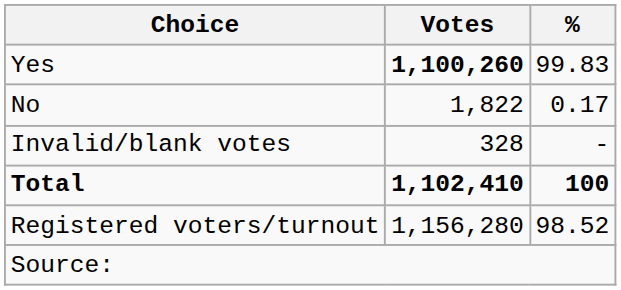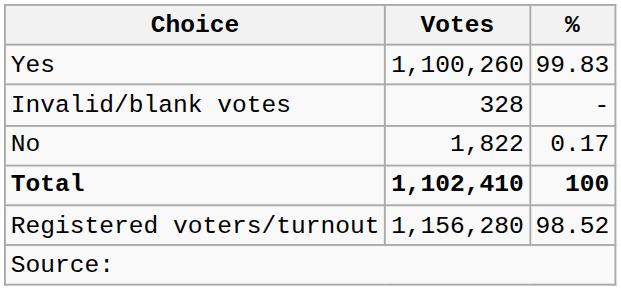(457, 65) bold -> (457, 65) normal
rows swapped: (26, 105) <-> (151, 145)
